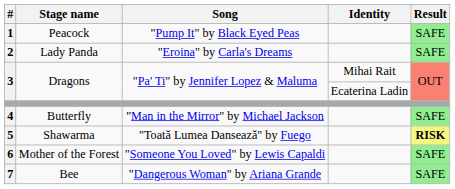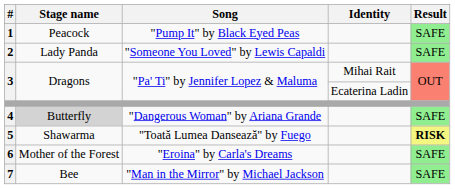(225, 52) "Eroina" by Carla's Dreams -> (225, 52) "Someone You Loved" by Lewis Capaldi
(69, 116) no background -> (69, 116) lightgrey background
(225, 116) "Man in the Mirror" by Michael Jackson -> (225, 116) "Dangerous Woman" by Ariana Grande
(225, 154) "Someone You Loved" by Lewis Capaldi -> (225, 154) "Eroina" by Carla's Dreams
(225, 174) "Dangerous Woman" by Ariana Grande -> (225, 174) "Man in the Mirror" by Michael Jackson
